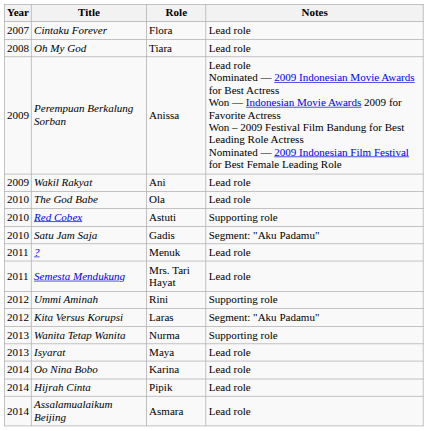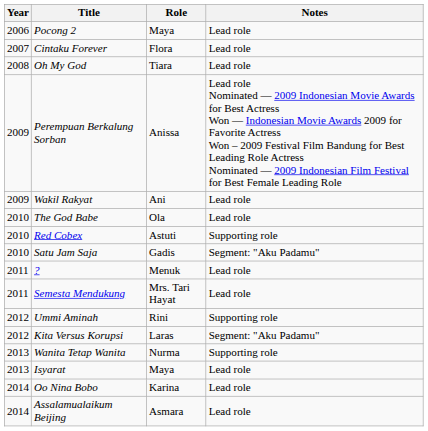+ row: (55, 30)
- row: (62, 387)
